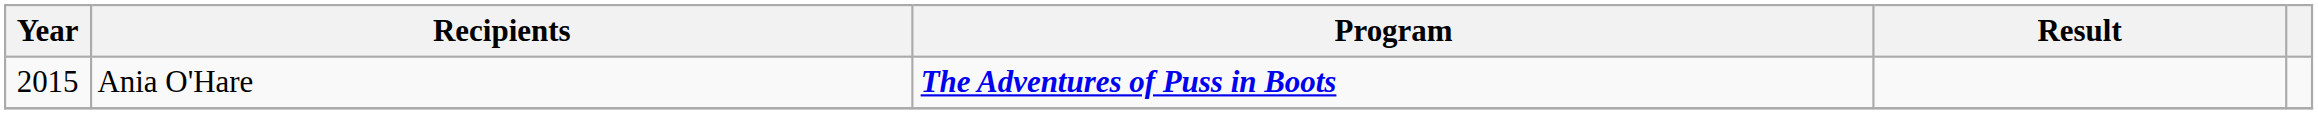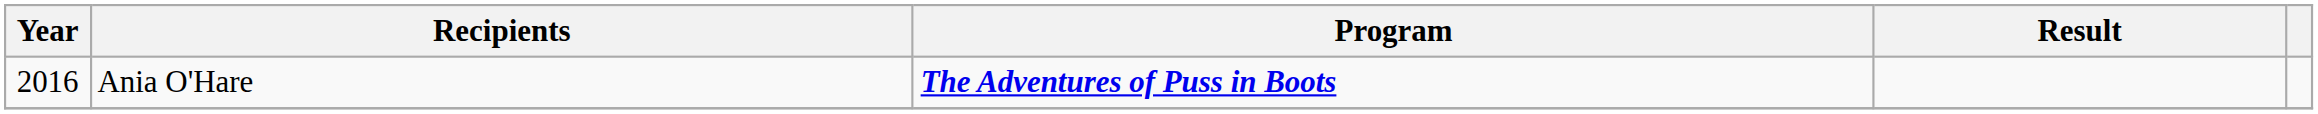(48, 81) 2015 -> (48, 81) 2016
